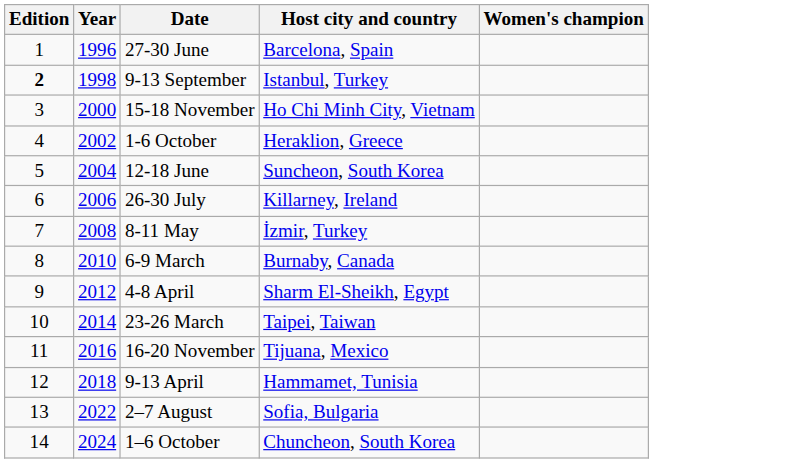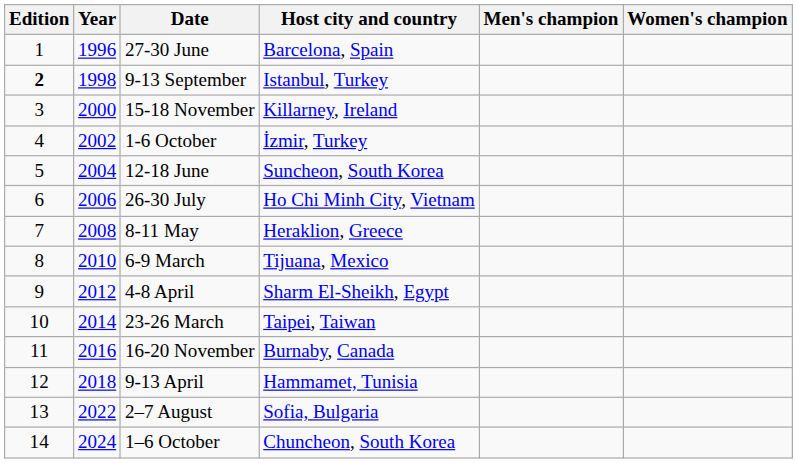+ column: (551, 19)
(369, 110) Ho Chi Minh City, Vietnam -> (330, 110) Killarney, Ireland
(333, 140) Heraklion, Greece -> (315, 140) İzmir, Turkey
(330, 200) Killarney, Ireland -> (369, 200) Ho Chi Minh City, Vietnam
(315, 230) İzmir, Turkey -> (333, 230) Heraklion, Greece
(329, 261) Burnaby, Canada -> (326, 261) Tijuana, Mexico
(326, 351) Tijuana, Mexico -> (329, 351) Burnaby, Canada
